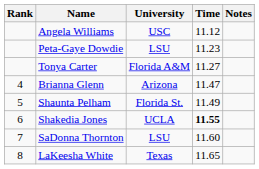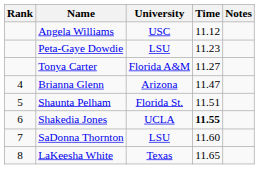(208, 102) 11.49 -> (208, 102) 11.51
